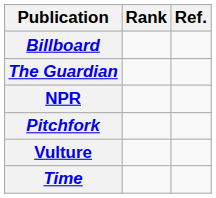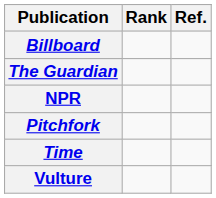rows swapped: (63, 179) <-> (63, 152)
